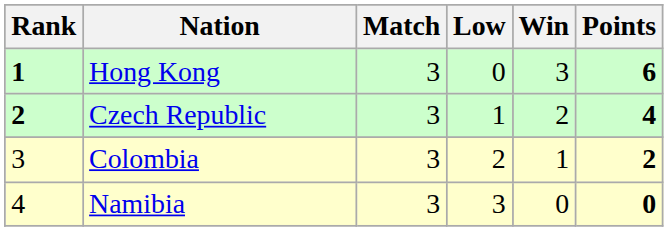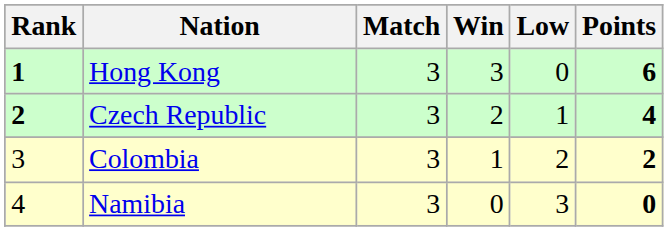columns swapped: (544, 26) <-> (479, 26)
